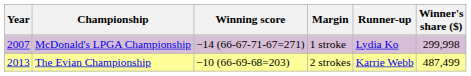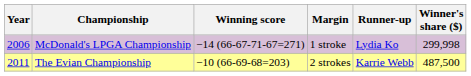(18, 44) 2007 -> (18, 44) 2006
(18, 62) 2013 -> (18, 62) 2011
(441, 62) 487,499 -> (441, 62) 487,500
